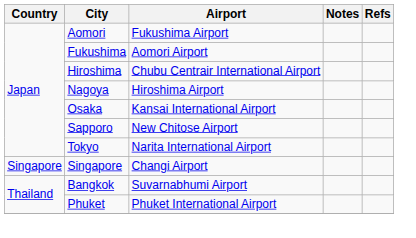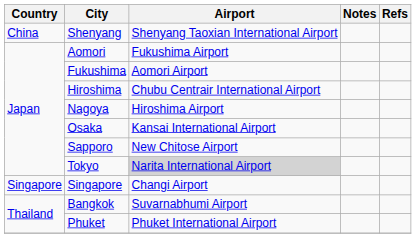+ row: (94, 33)
(201, 147) no background -> (201, 166) lightgrey background
